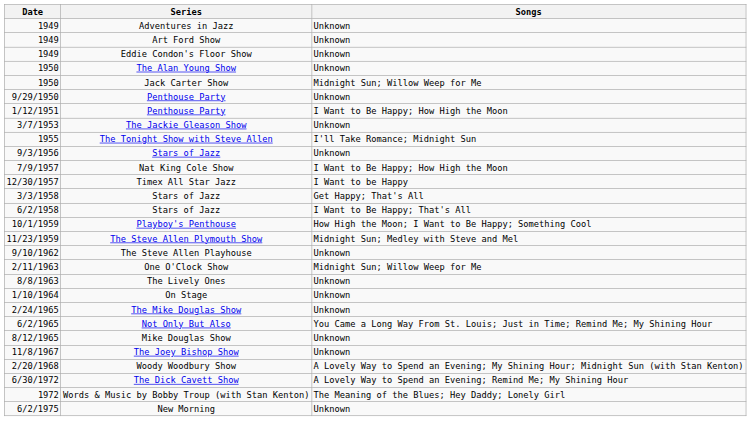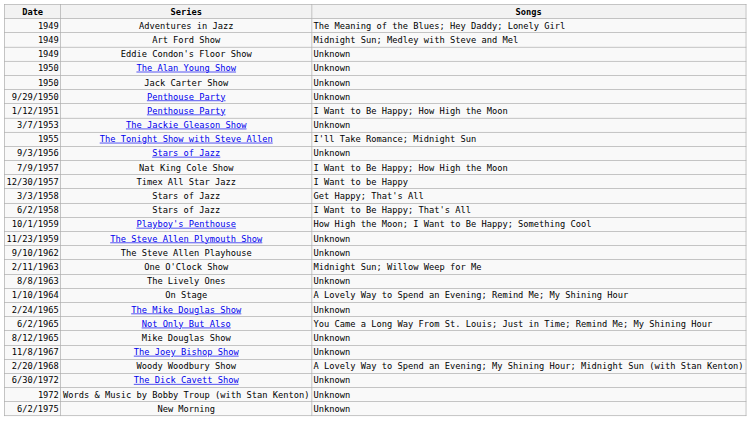(332, 26) Unknown -> (439, 26) The Meaning of the Blues; Hey Daddy; Lonely Girl
(332, 40) Unknown -> (416, 40) Midnight Sun; Medley with Steve and Mel
(398, 82) Midnight Sun; Willow Weep for Me -> (332, 82) Unknown
(416, 239) Midnight Sun; Medley with Steve and Mel -> (332, 239) Unknown
(332, 295) Unknown -> (471, 295) A Lovely Way to Spend an Evening; Remind Me; My Shining Hour
(471, 381) A Lovely Way to Spend an Evening; Remind Me; My Shining Hour -> (332, 381) Unknown
(439, 395) The Meaning of the Blues; Hey Daddy; Lonely Girl -> (332, 395) Unknown
